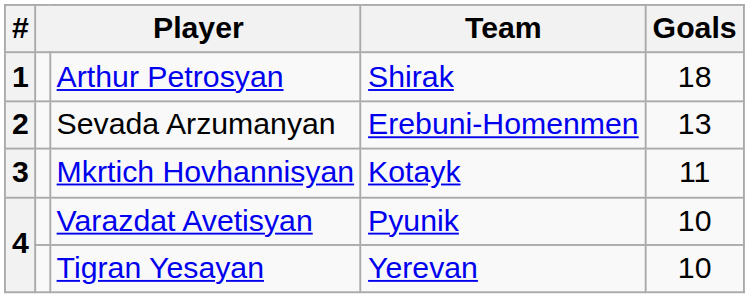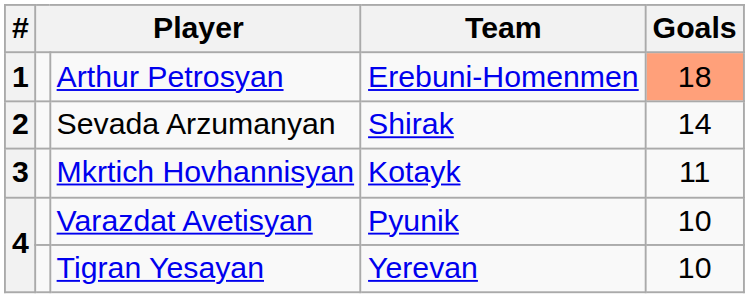(411, 76) Shirak -> (503, 76) Erebuni-Homenmen
(695, 76) no background -> (695, 76) lightsalmon background
(503, 124) Erebuni-Homenmen -> (411, 124) Shirak
(695, 124) 13 -> (695, 124) 14
